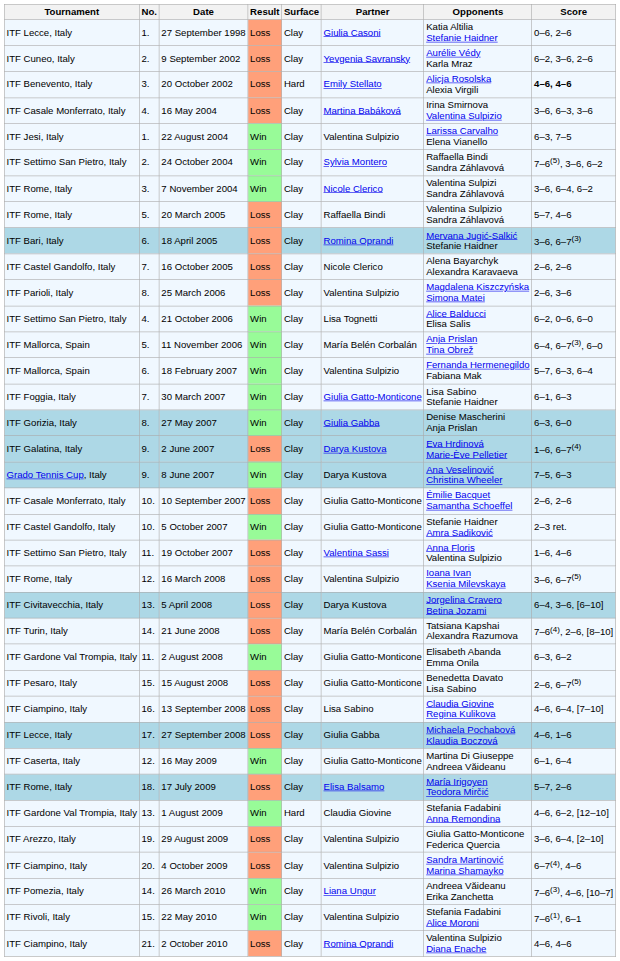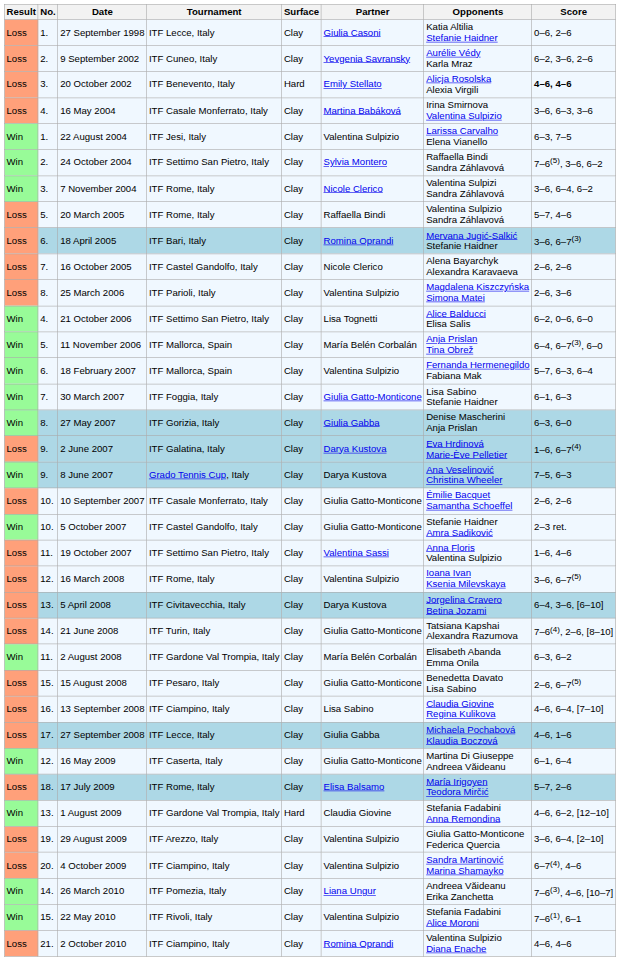columns swapped: (265, 12) <-> (72, 12)
(370, 631) María Belén Corbalán -> (373, 631) Giulia Gatto-Monticone
(373, 657) Giulia Gatto-Monticone -> (370, 657) María Belén Corbalán
